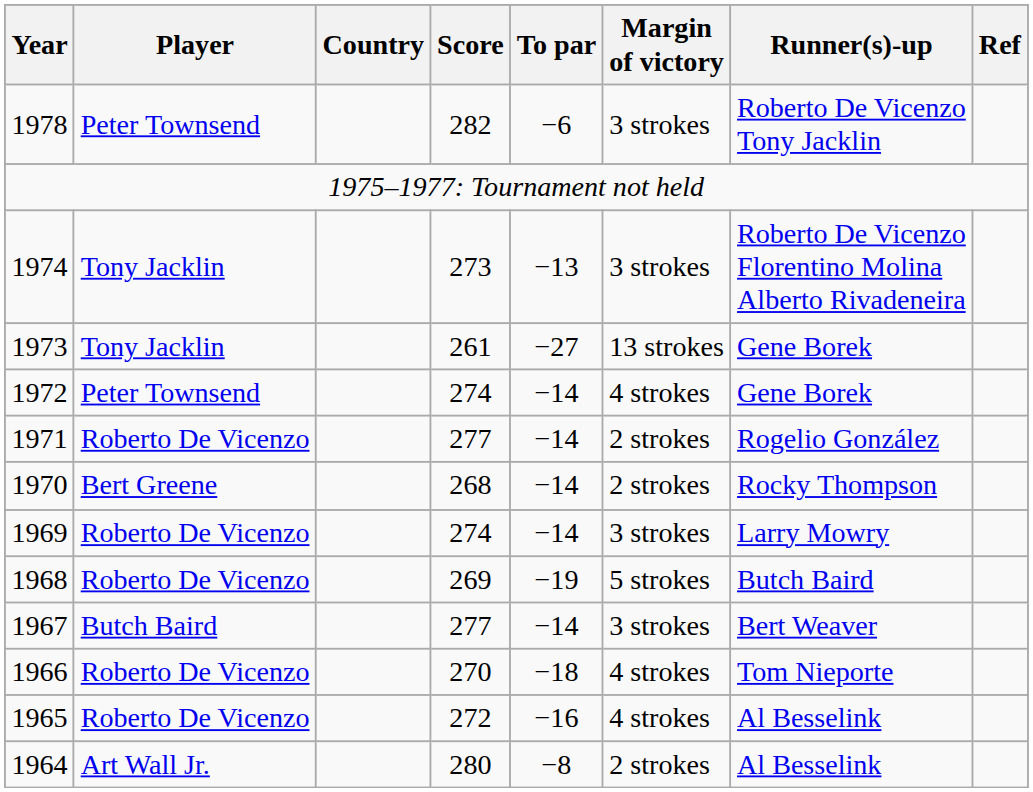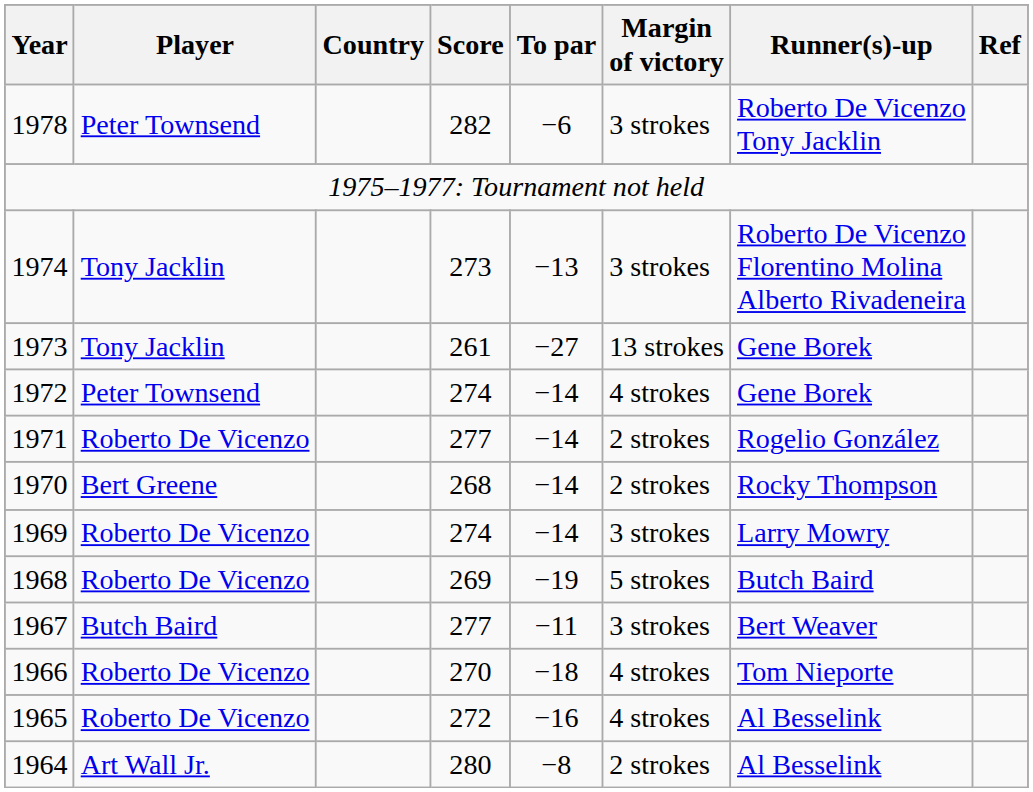(556, 624) −14 -> (556, 624) −11
